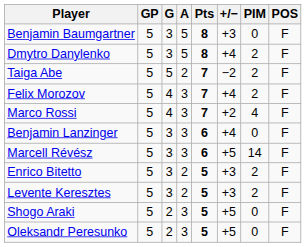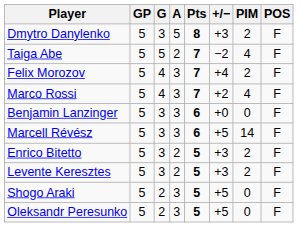- row: (71, 34)
(229, 53) +4 -> (221, 34) +3
(255, 73) 2 -> (247, 53) 4
(229, 133) +4 -> (221, 113) +0
